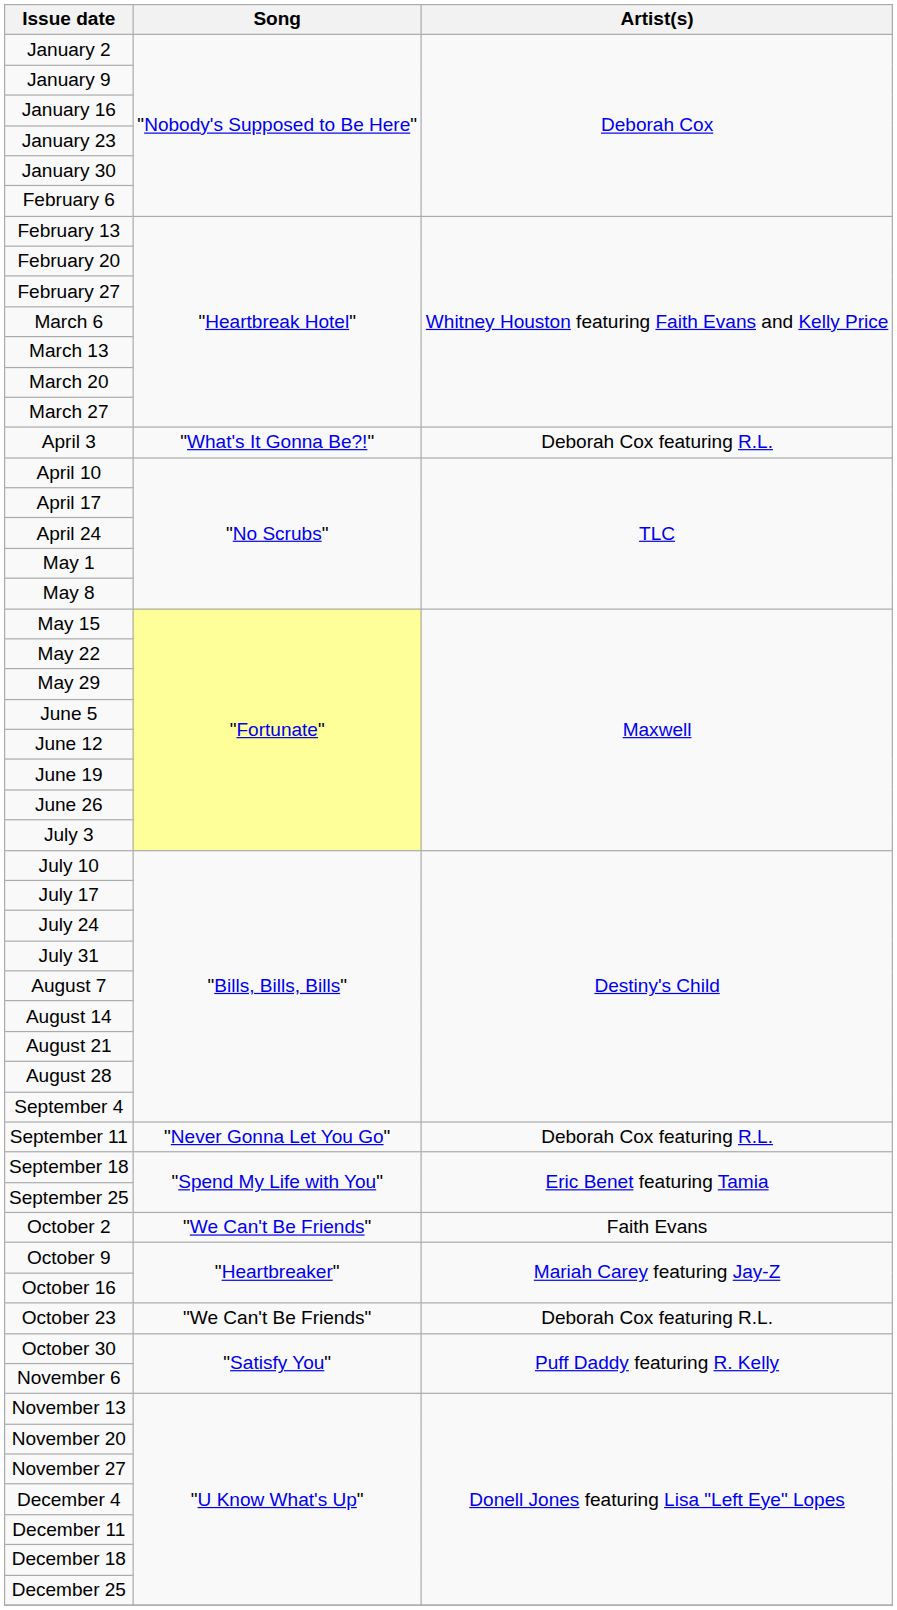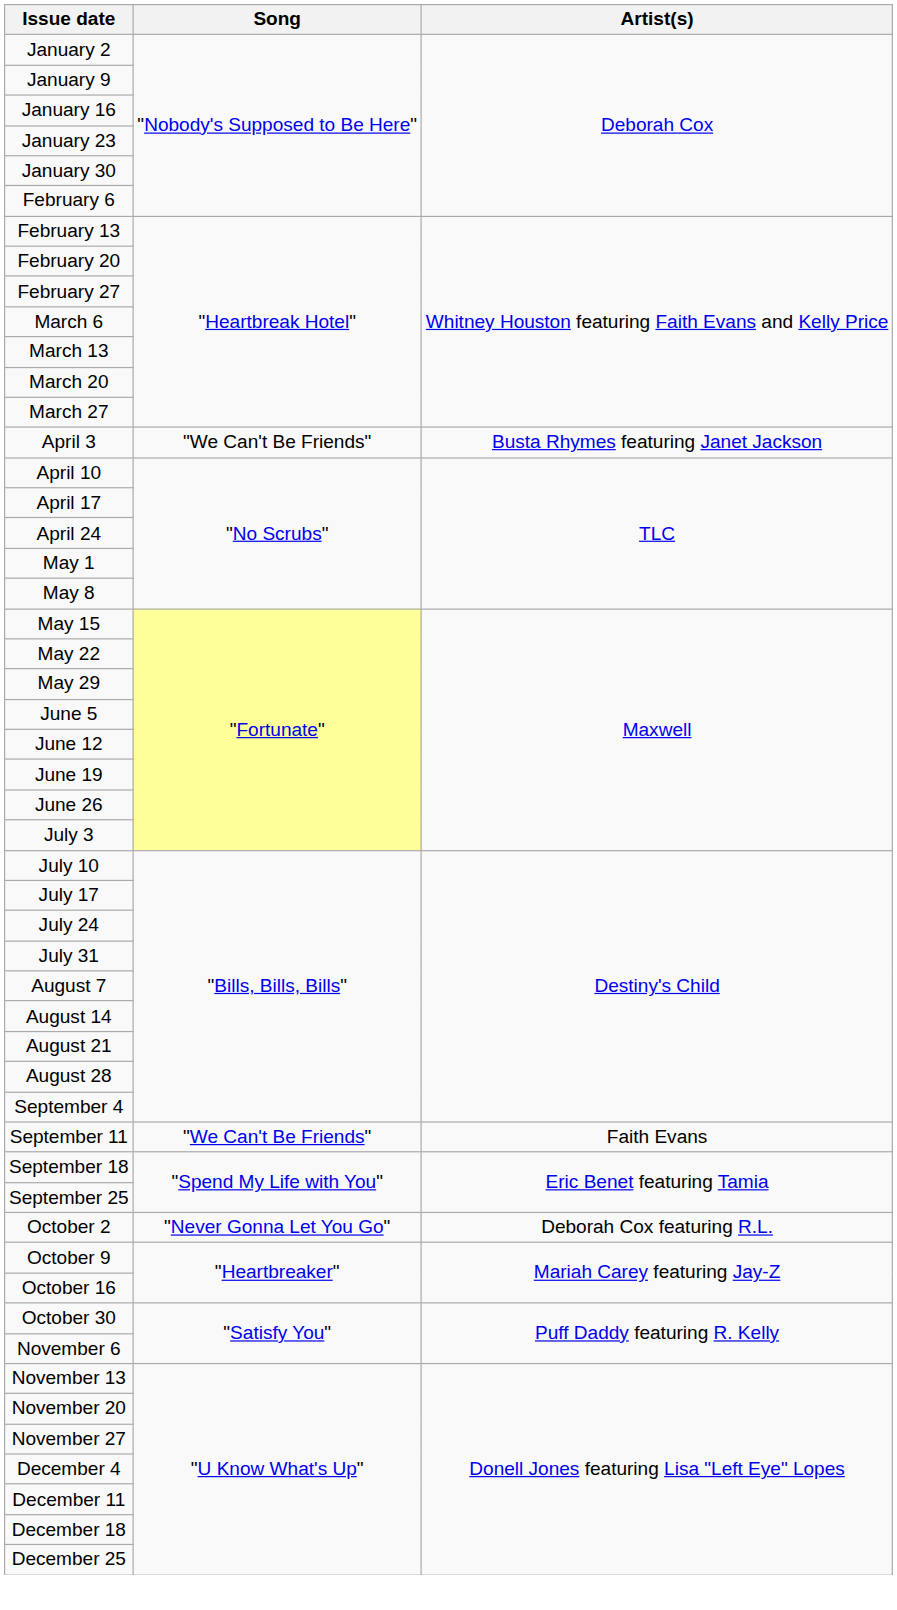(277, 442) "What's It Gonna Be?!" -> (277, 442) "We Can't Be Friends"
(657, 442) Deborah Cox featuring R.L. -> (657, 442) Busta Rhymes featuring Janet Jackson
(277, 1136) "Never Gonna Let You Go" -> (277, 1136) "We Can't Be Friends"
(657, 1136) Deborah Cox featuring R.L. -> (657, 1136) Faith Evans
(277, 1227) "We Can't Be Friends" -> (277, 1227) "Never Gonna Let You Go"
(657, 1227) Faith Evans -> (657, 1227) Deborah Cox featuring R.L.
- row: (69, 1318)
